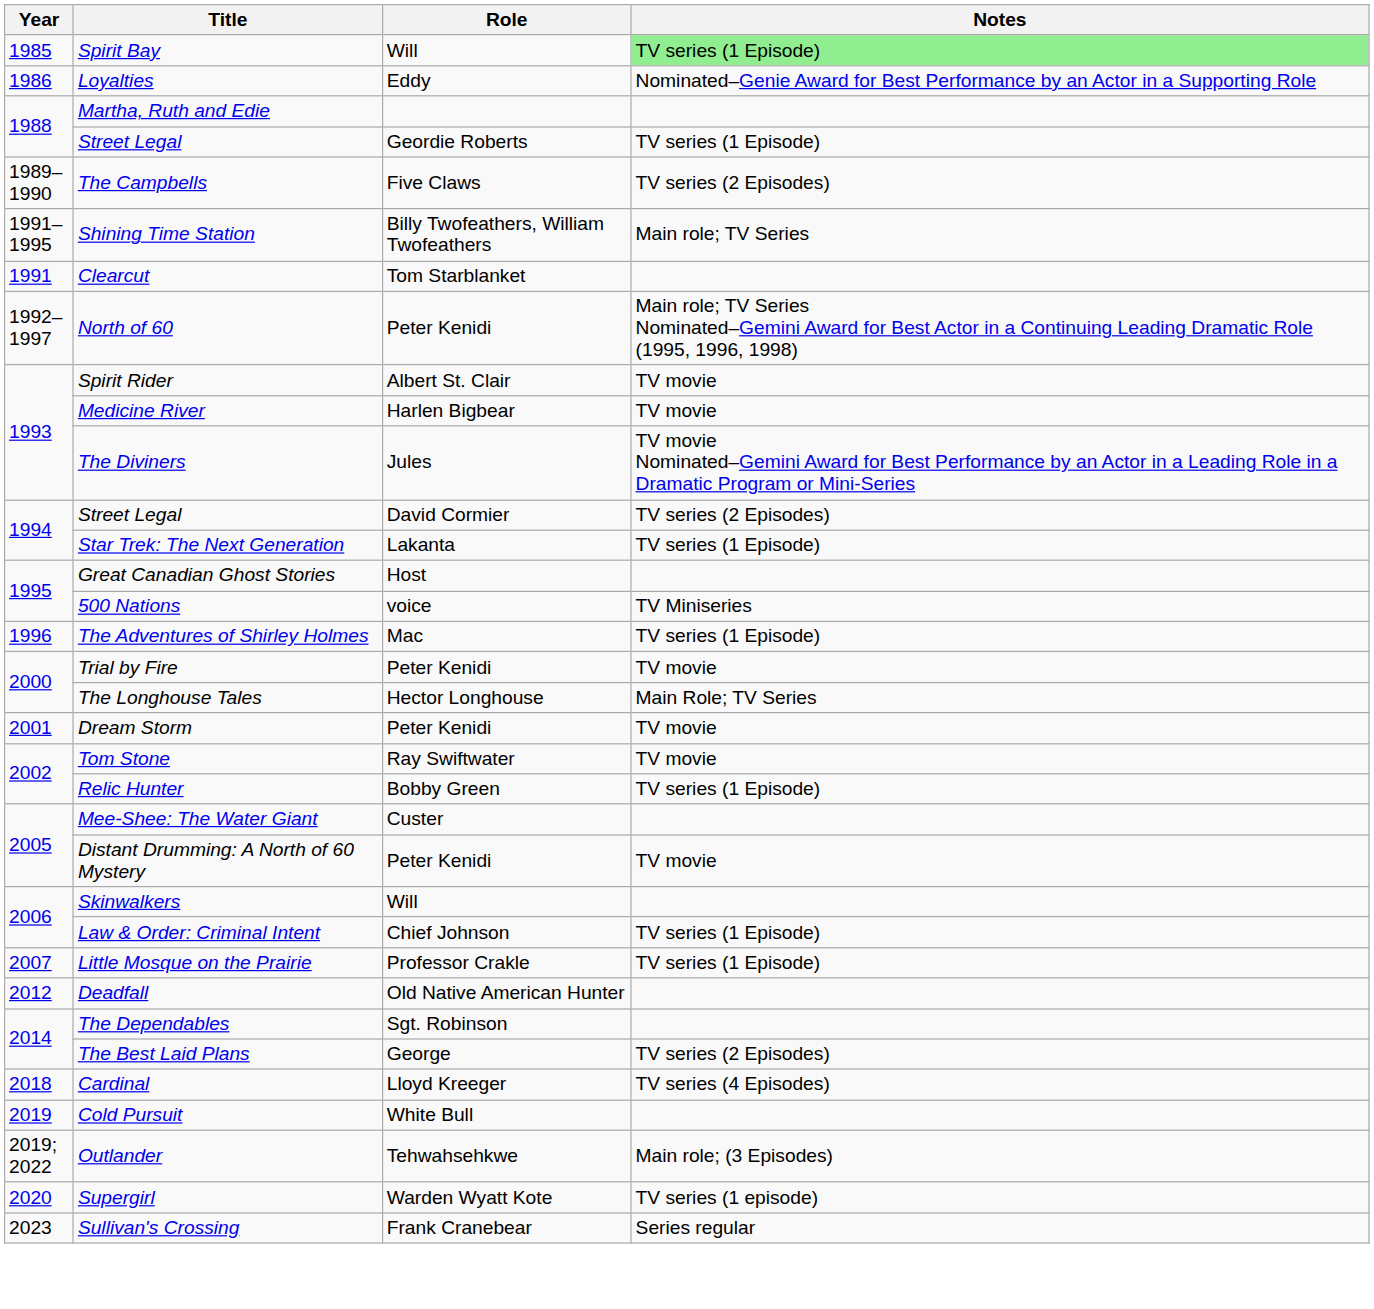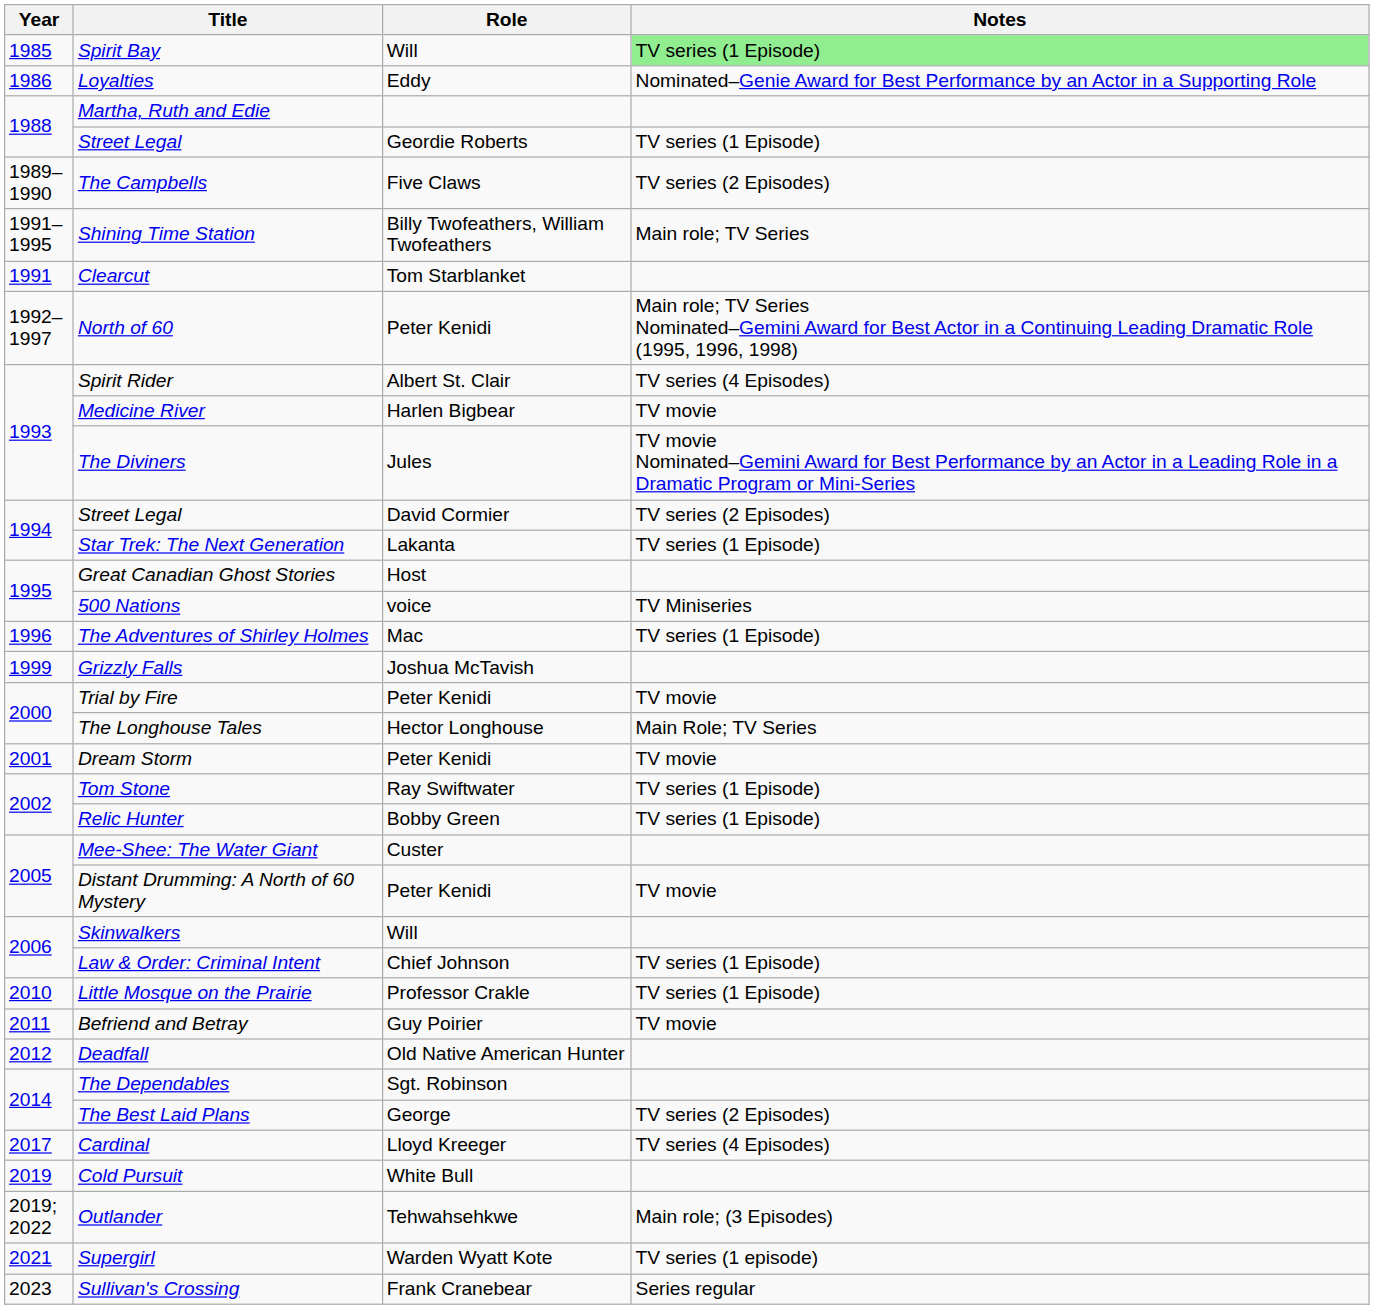(676, 380) TV movie -> (733, 380) TV series (4 Episodes)
+ row: (130, 666)
(676, 758) TV movie -> (728, 788) TV series (1 Episode)
(30, 962) 2007 -> (30, 993) 2010
+ row: (163, 1023)
(30, 1084) 2018 -> (30, 1145) 2017
(30, 1197) 2020 -> (30, 1258) 2021
